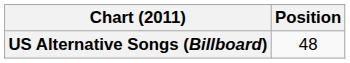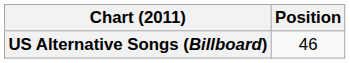(308, 44) 48 -> (308, 44) 46
